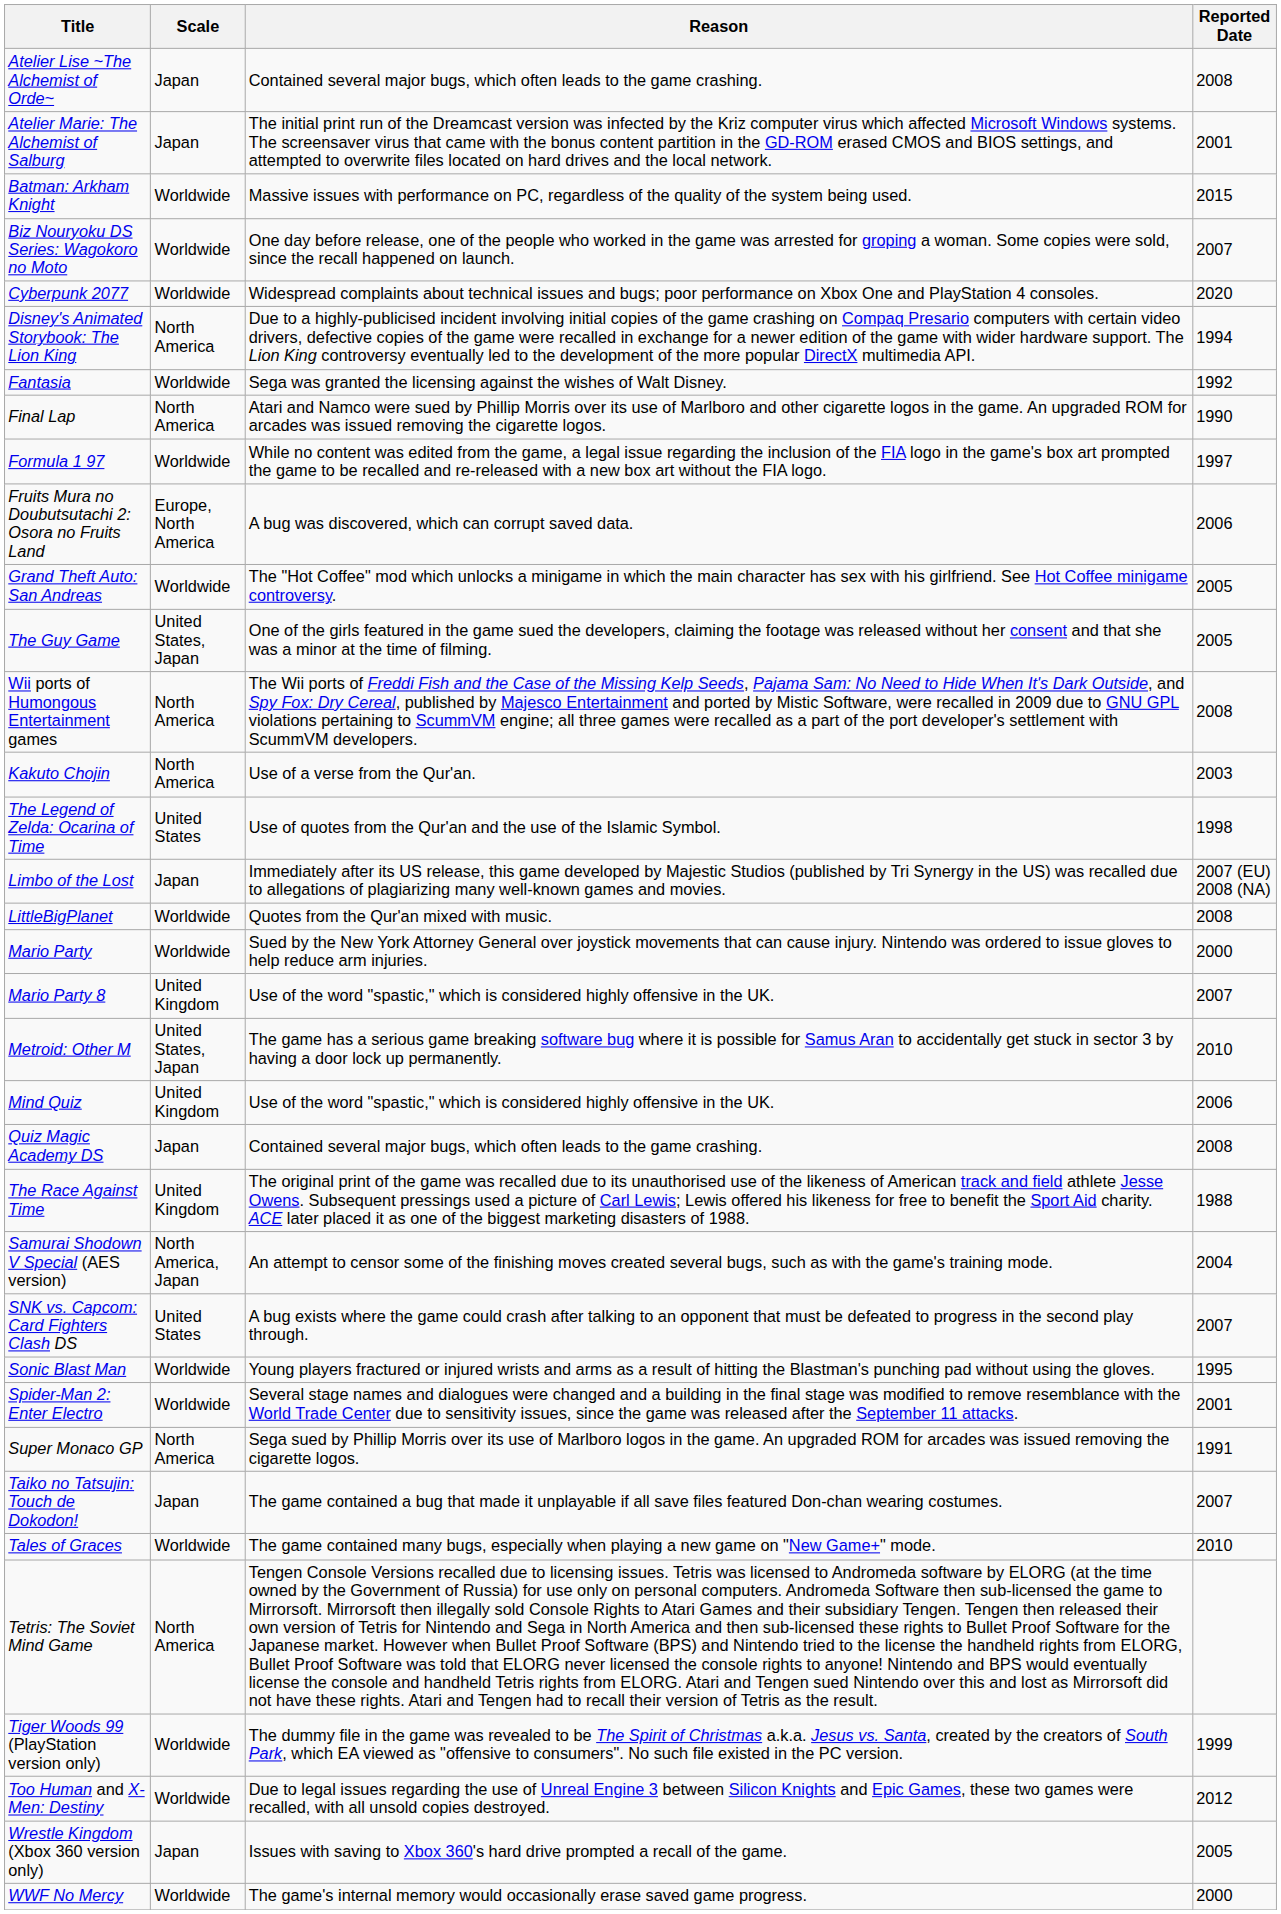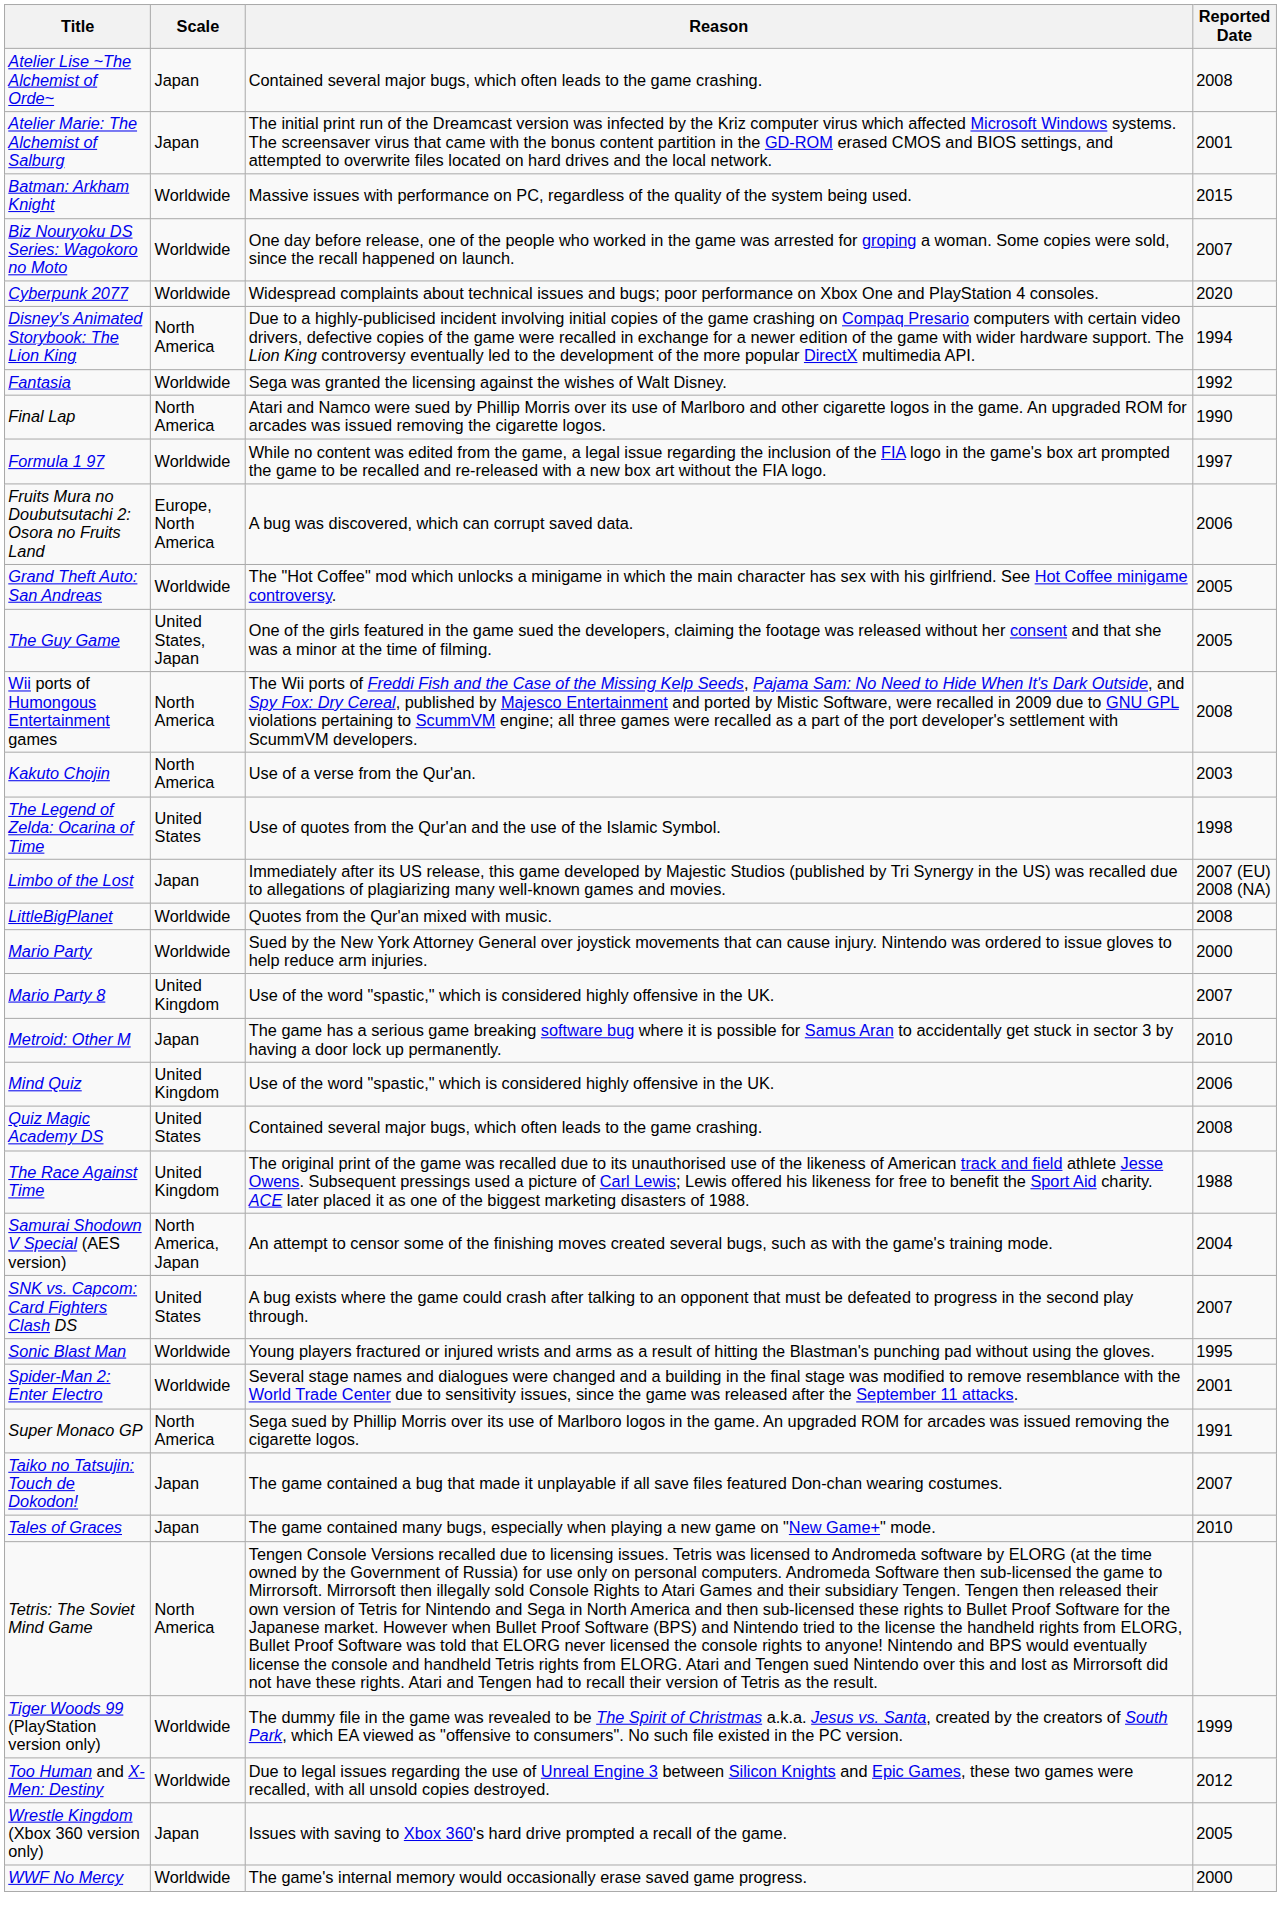(180, 1049) United States, Japan -> (177, 1039) Japan
(177, 1146) Japan -> (178, 1128) United States
(193, 1546) Worldwide -> (177, 1528) Japan
